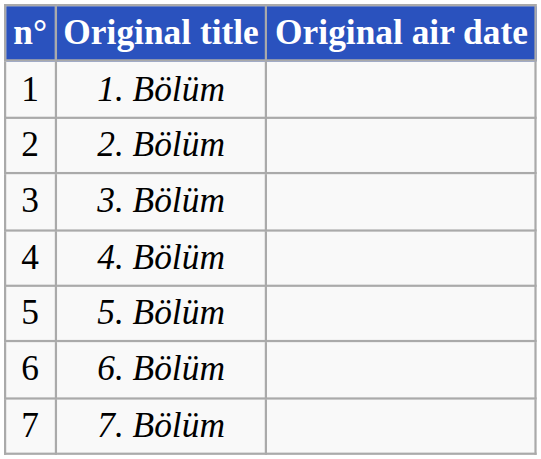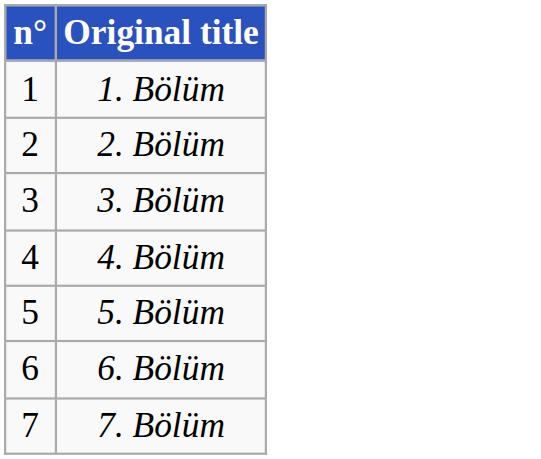- column: (401, 32)
